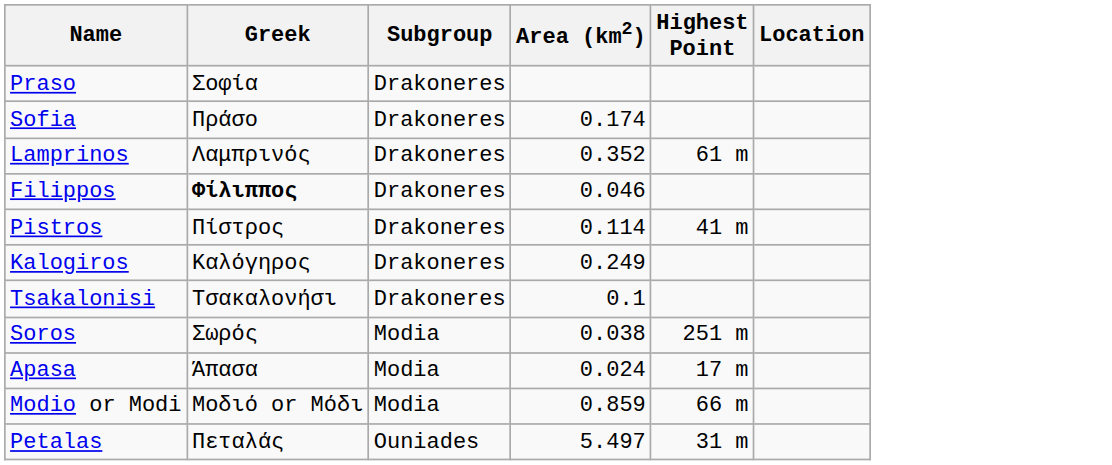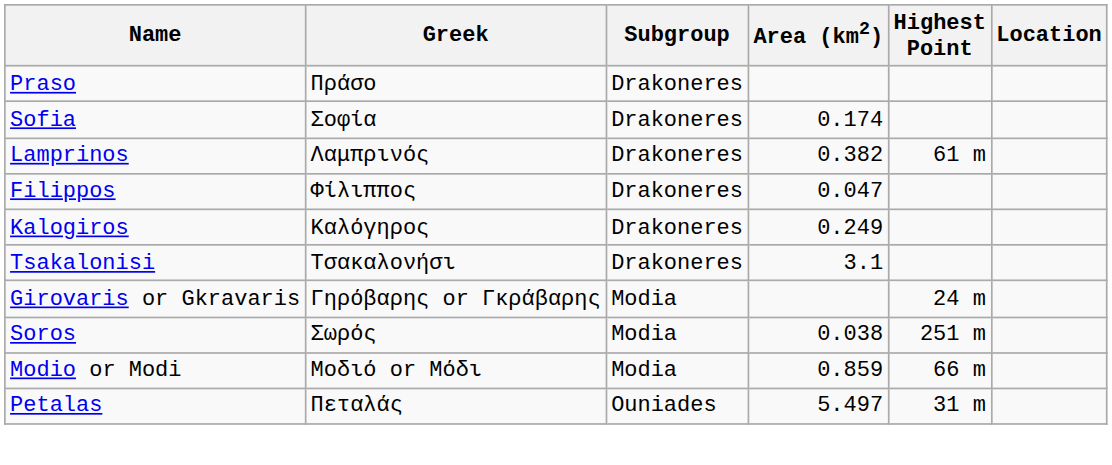(225, 84) Σοφία -> (344, 84) Πράσο
(225, 120) Πράσο -> (344, 120) Σοφία
(613, 156) 0.352 -> (850, 156) 0.382
(245, 191) bold -> (363, 191) normal
(613, 191) 0.046 -> (850, 191) 0.047
- row: (56, 227)
(626, 299) 0.1 -> (863, 263) 3.1
+ row: (155, 299)
- row: (43, 370)
